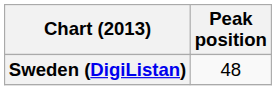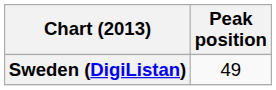(231, 69) 48 -> (231, 69) 49
